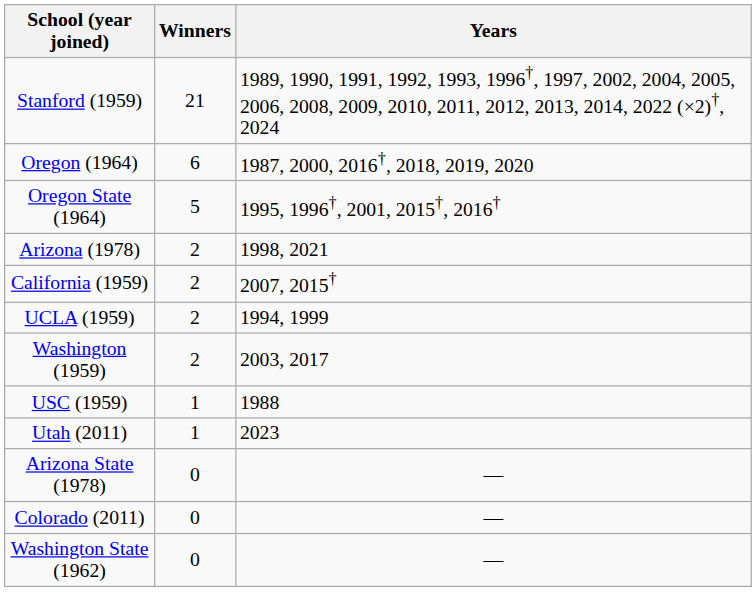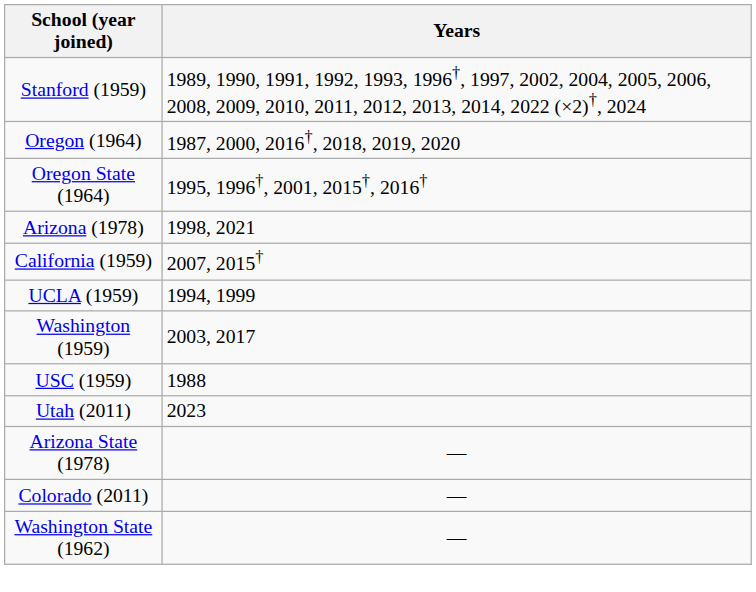- column: (195, 31)
